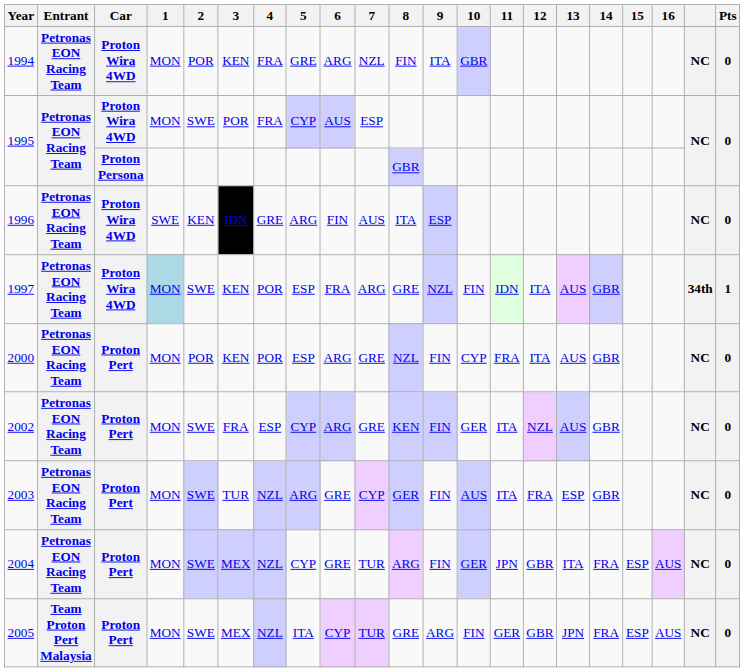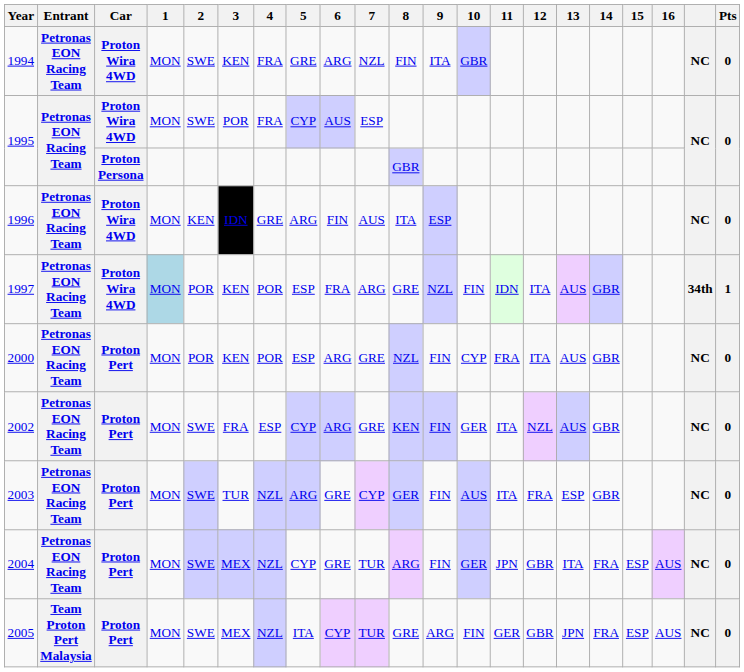(201, 61) POR -> (201, 61) SWE
(165, 220) SWE -> (165, 220) MON
(201, 289) SWE -> (201, 289) POR
